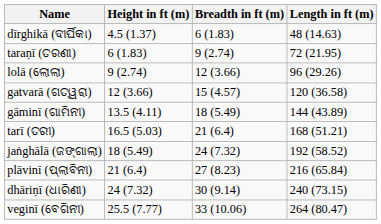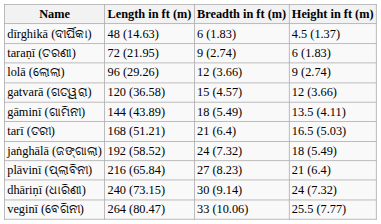columns swapped: (332, 14) <-> (148, 14)
